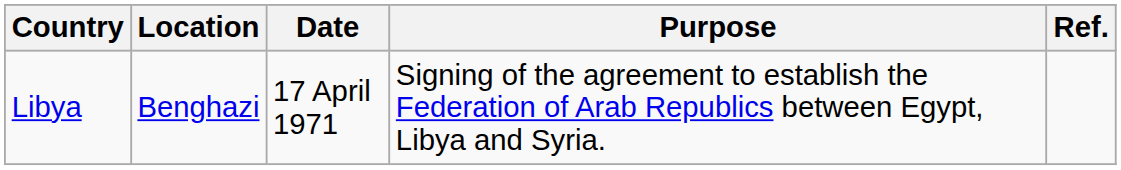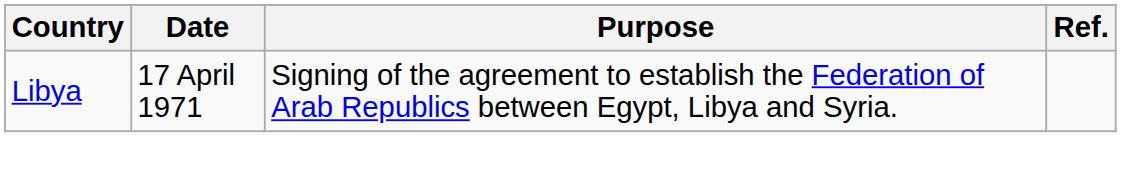- column: (198, 27)
